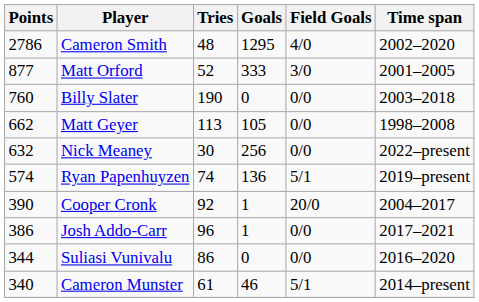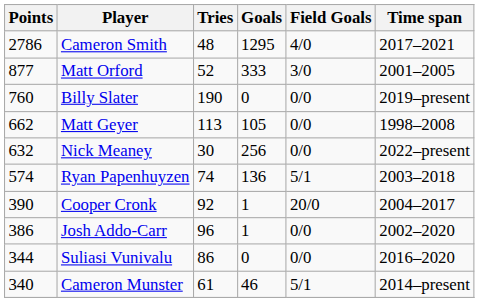(417, 44) 2002–2020 -> (417, 44) 2017–2021
(417, 97) 2003–2018 -> (425, 97) 2019–present
(425, 177) 2019–present -> (417, 177) 2003–2018
(417, 230) 2017–2021 -> (417, 230) 2002–2020
